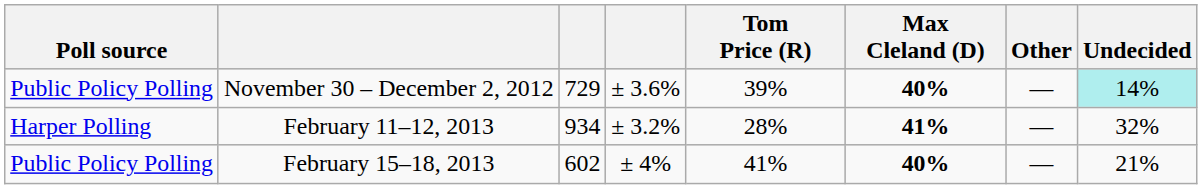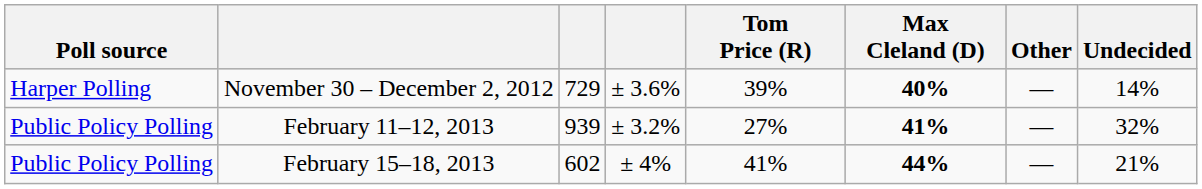(112, 88) Public Policy Polling -> (81, 88) Harper Polling
(1137, 88) paleturquoise background -> (1137, 88) no background
(81, 125) Harper Polling -> (112, 125) Public Policy Polling
(582, 125) 934 -> (582, 125) 939
(765, 125) 28% -> (765, 125) 27%
(925, 163) 40% -> (925, 163) 44%
